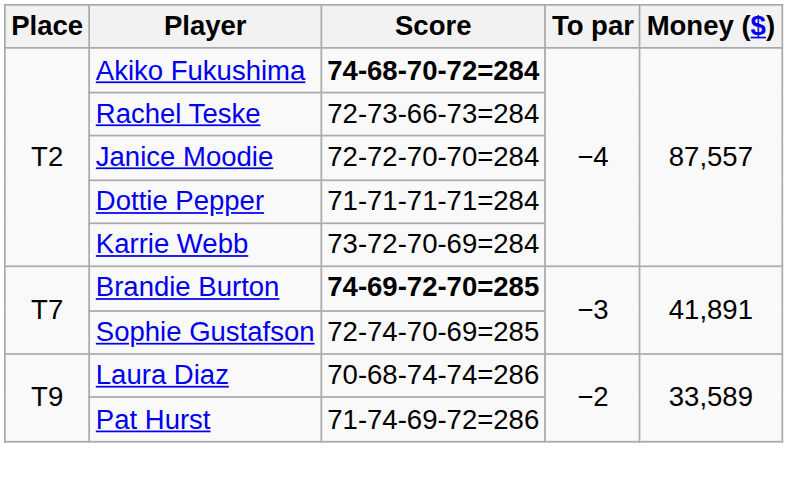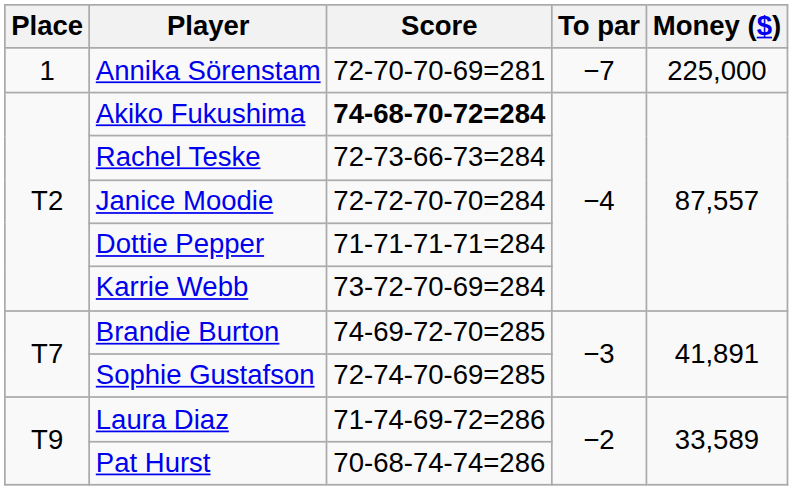+ row: (208, 69)
(433, 288) bold -> (439, 331) normal
(433, 375) 70-68-74-74=286 -> (439, 419) 71-74-69-72=286
(433, 419) 71-74-69-72=286 -> (439, 462) 70-68-74-74=286
